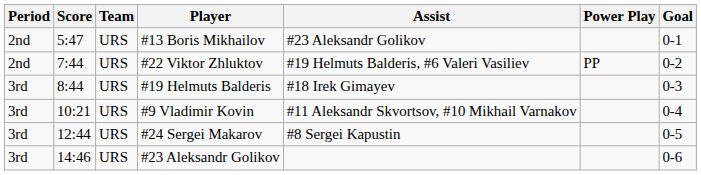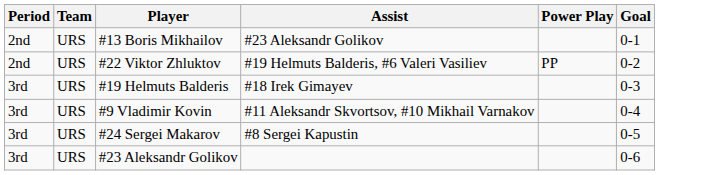- column: (75, 16)
